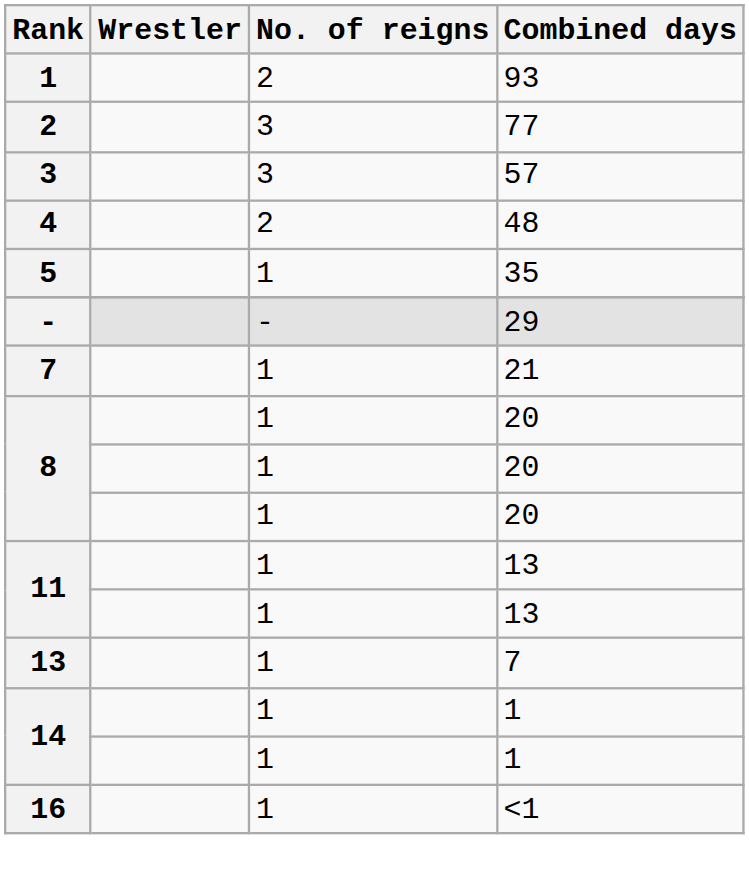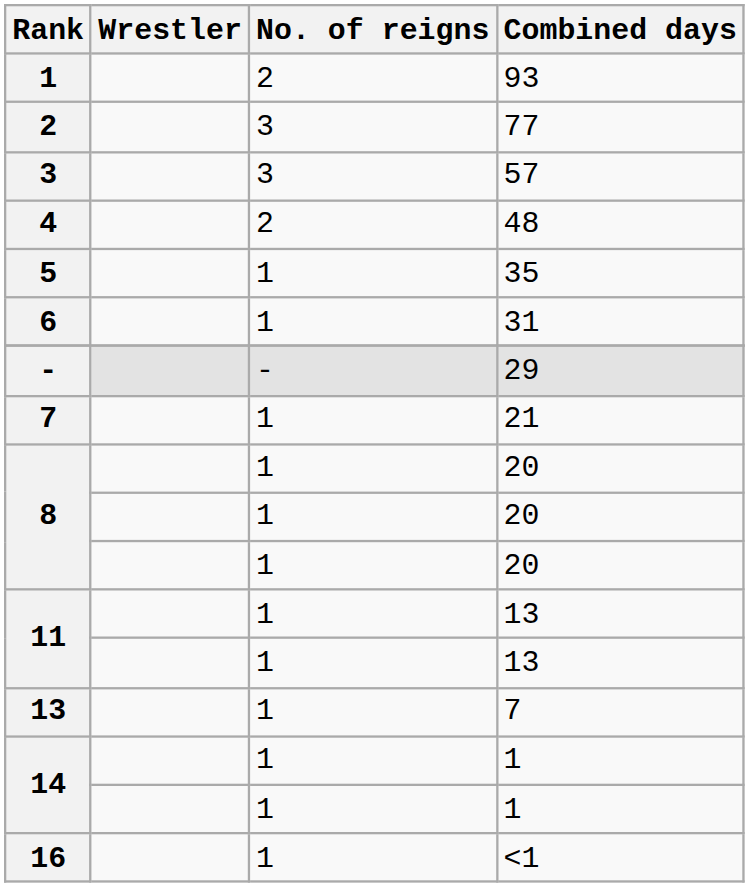+ row: (48, 322)
